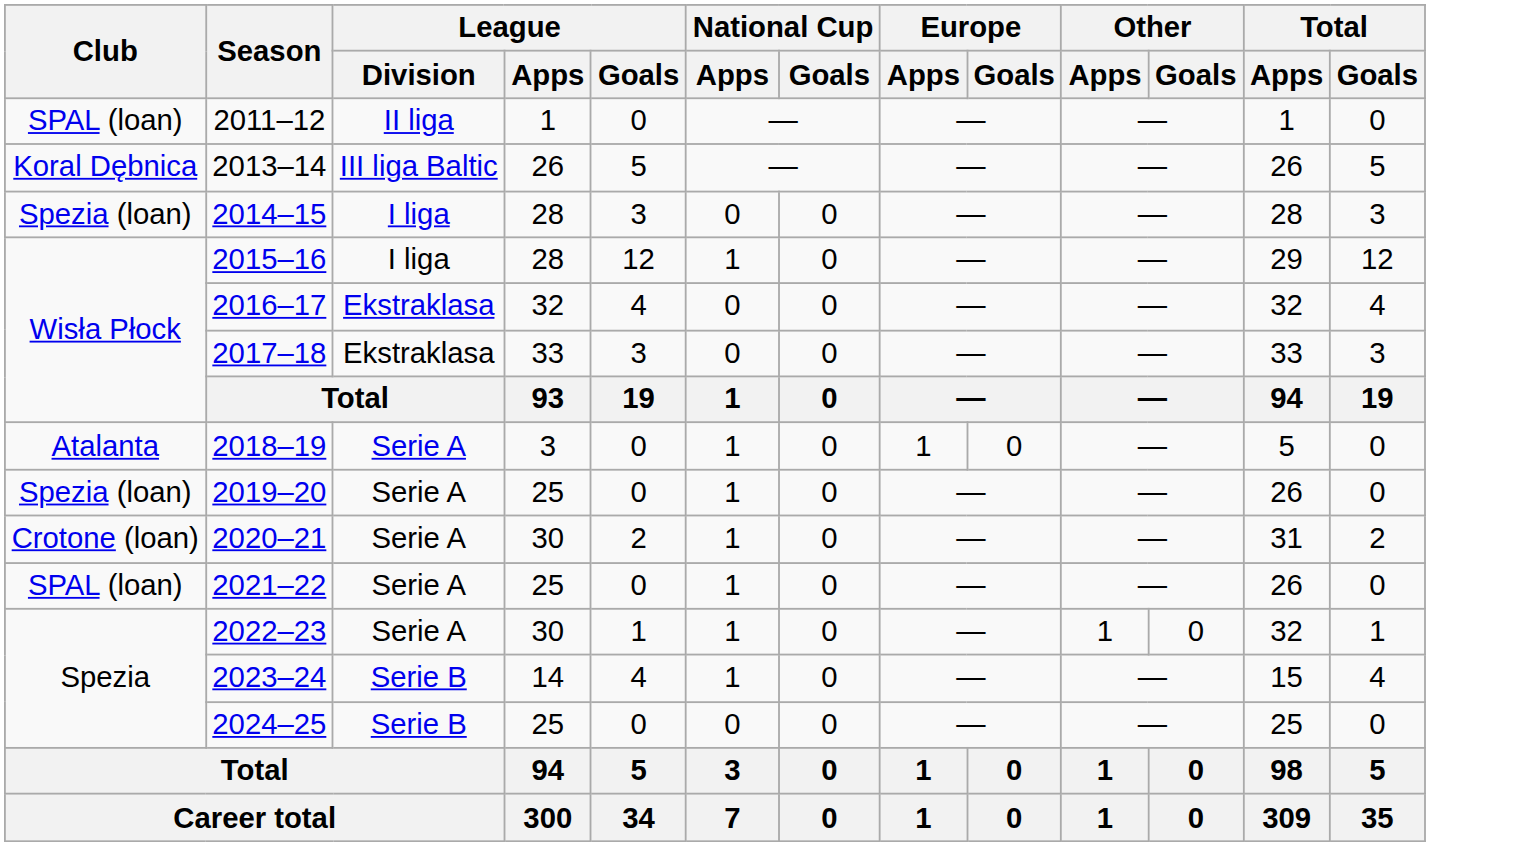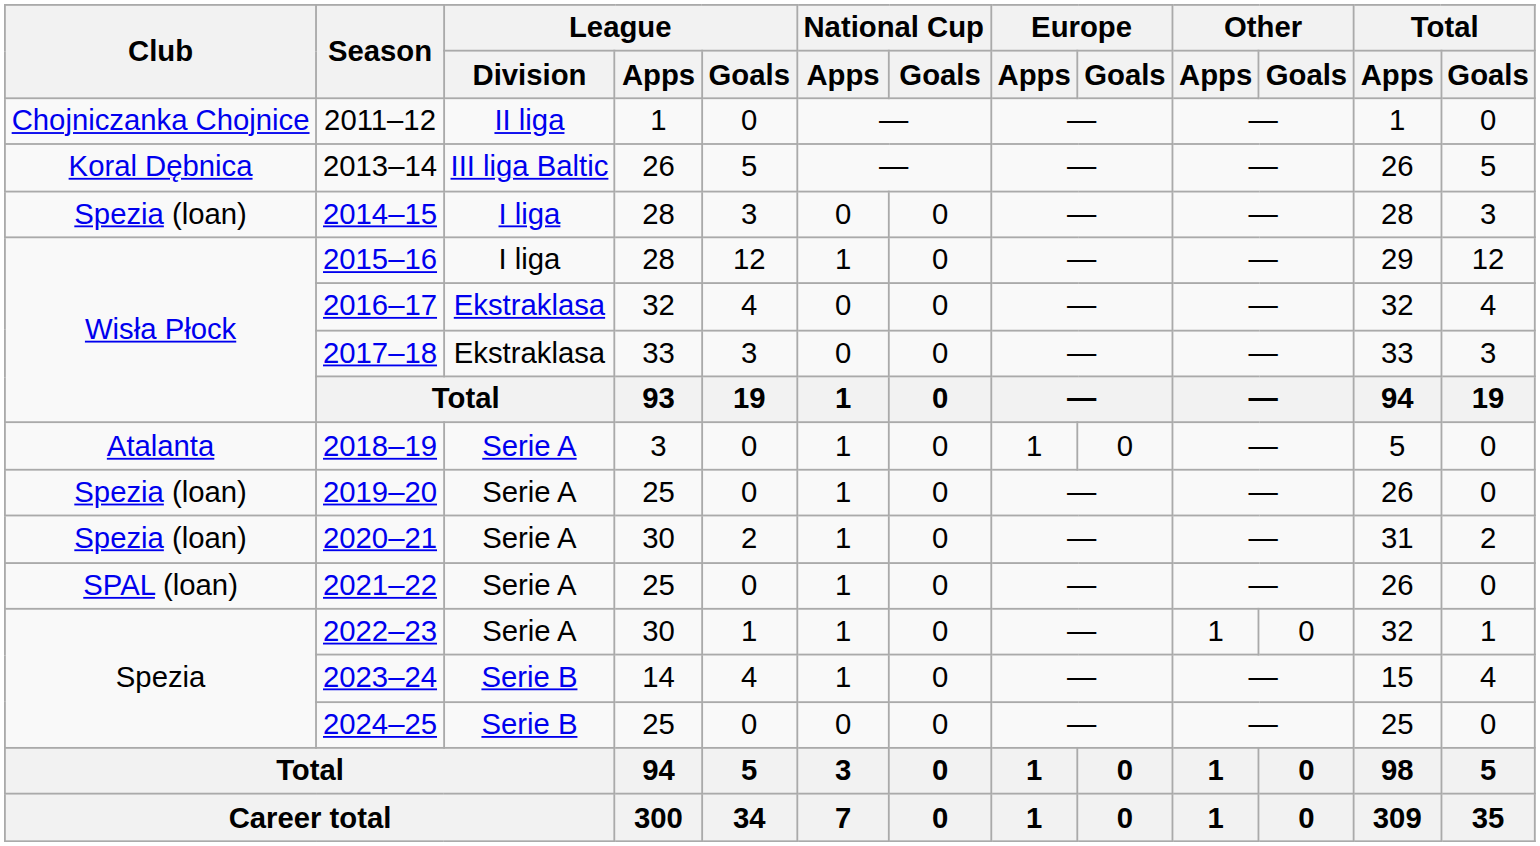(105, 120) SPAL (loan) -> (161, 120) Chojniczanka Chojnice
(105, 538) Crotone (loan) -> (161, 538) Spezia (loan)
